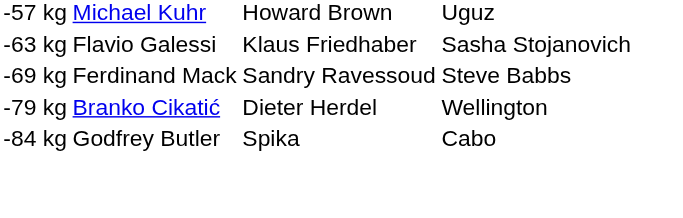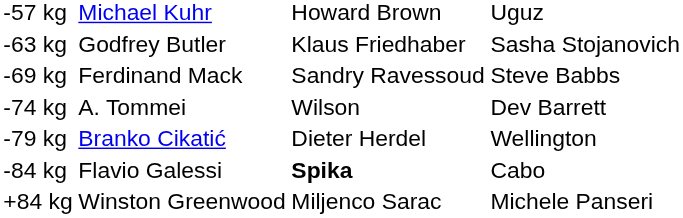(144, 44) Flavio Galessi -> (152, 44) Godfrey Butler
+ row: (35, 107)
(146, 138) Godfrey Butler -> (150, 170) Flavio Galessi
(271, 138) normal -> (322, 170) bold
+ row: (38, 201)
